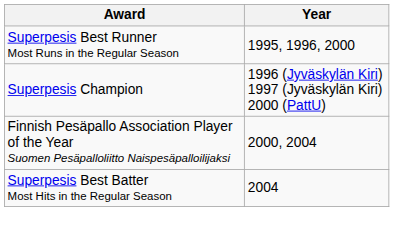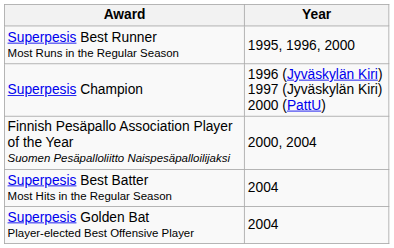+ row: (101, 225)
